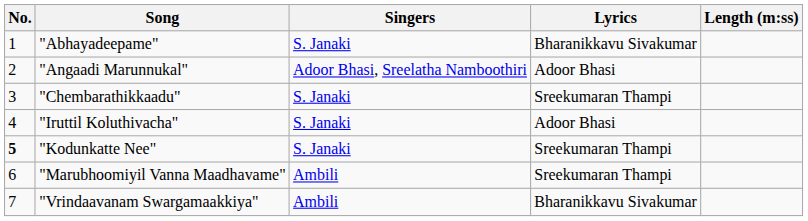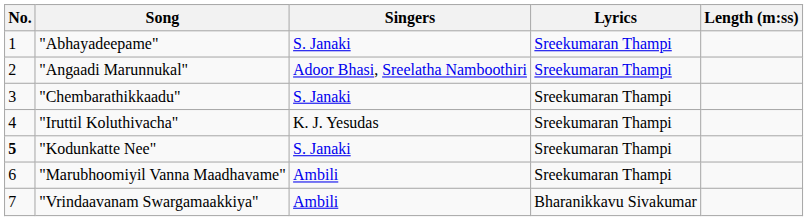(616, 44) Bharanikkavu Sivakumar -> (603, 44) Sreekumaran Thampi
(575, 70) Adoor Bhasi -> (603, 70) Sreekumaran Thampi
(322, 123) S. Janaki -> (336, 123) K. J. Yesudas
(575, 123) Adoor Bhasi -> (603, 123) Sreekumaran Thampi
